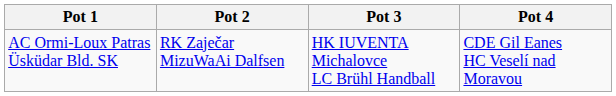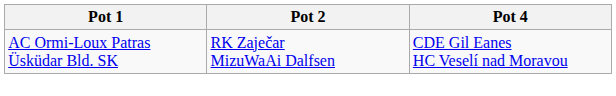- column: (384, 17)
